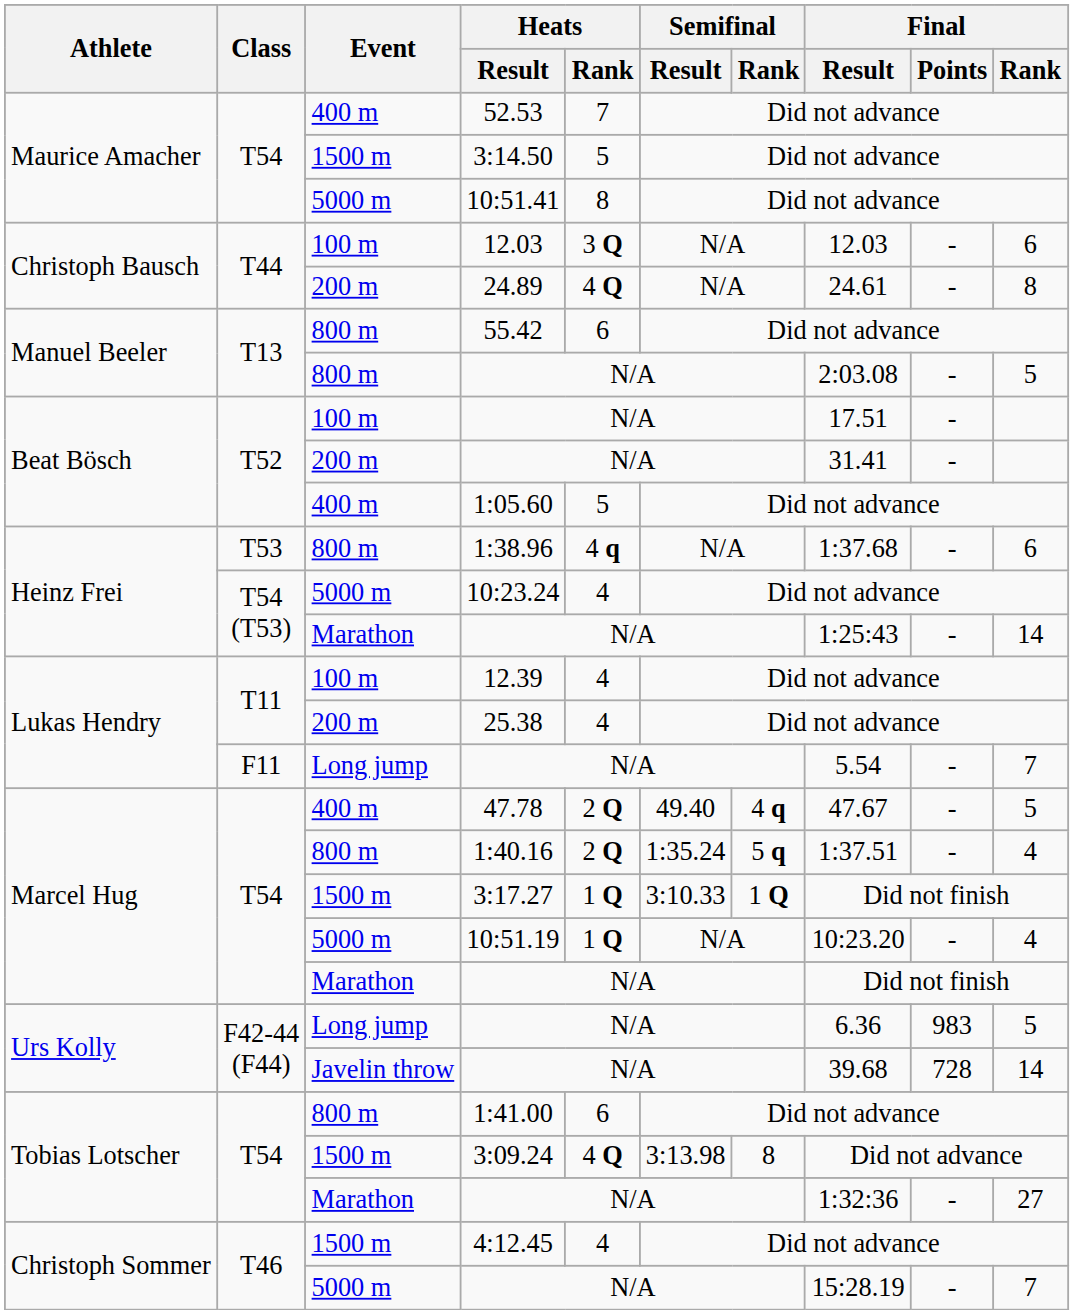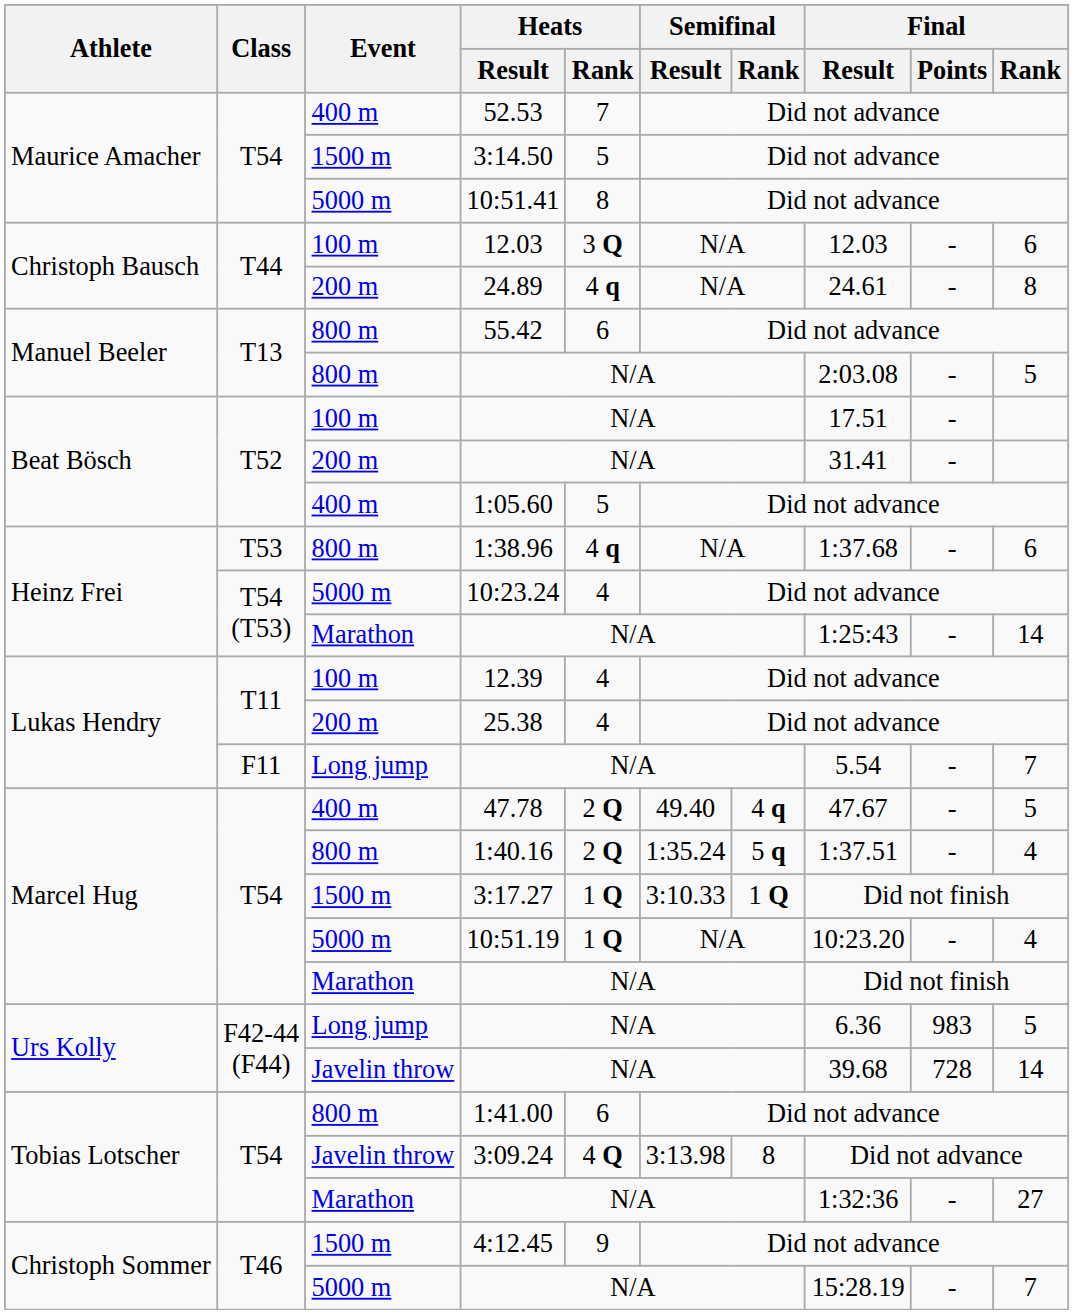(603, 287) 4 Q -> (603, 287) 4 q
(351, 1156) 1500 m -> (383, 1156) Javelin throw
(603, 1243) 4 -> (603, 1243) 9
